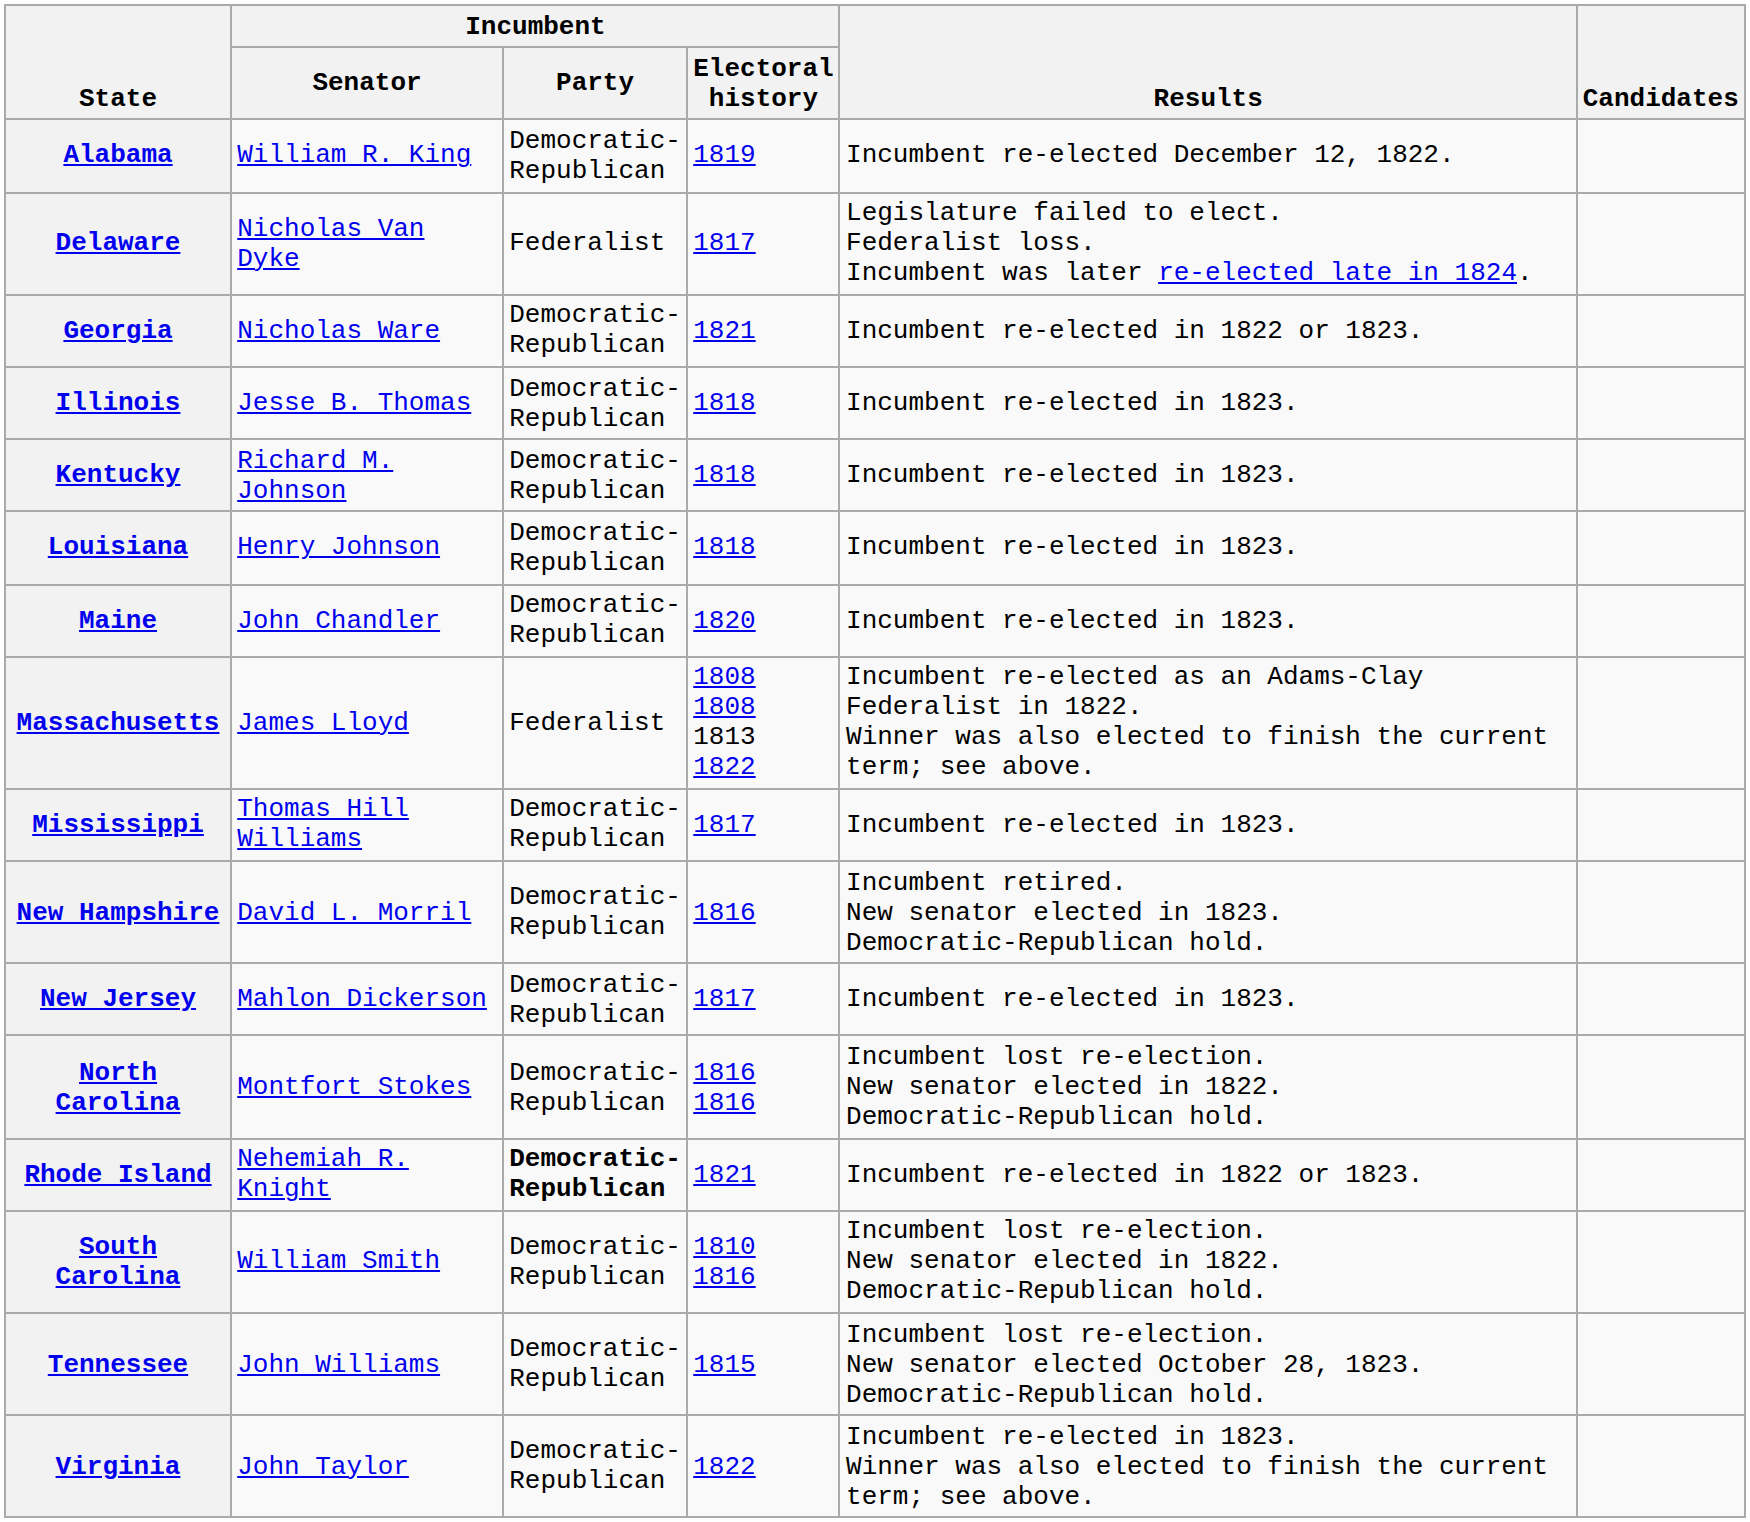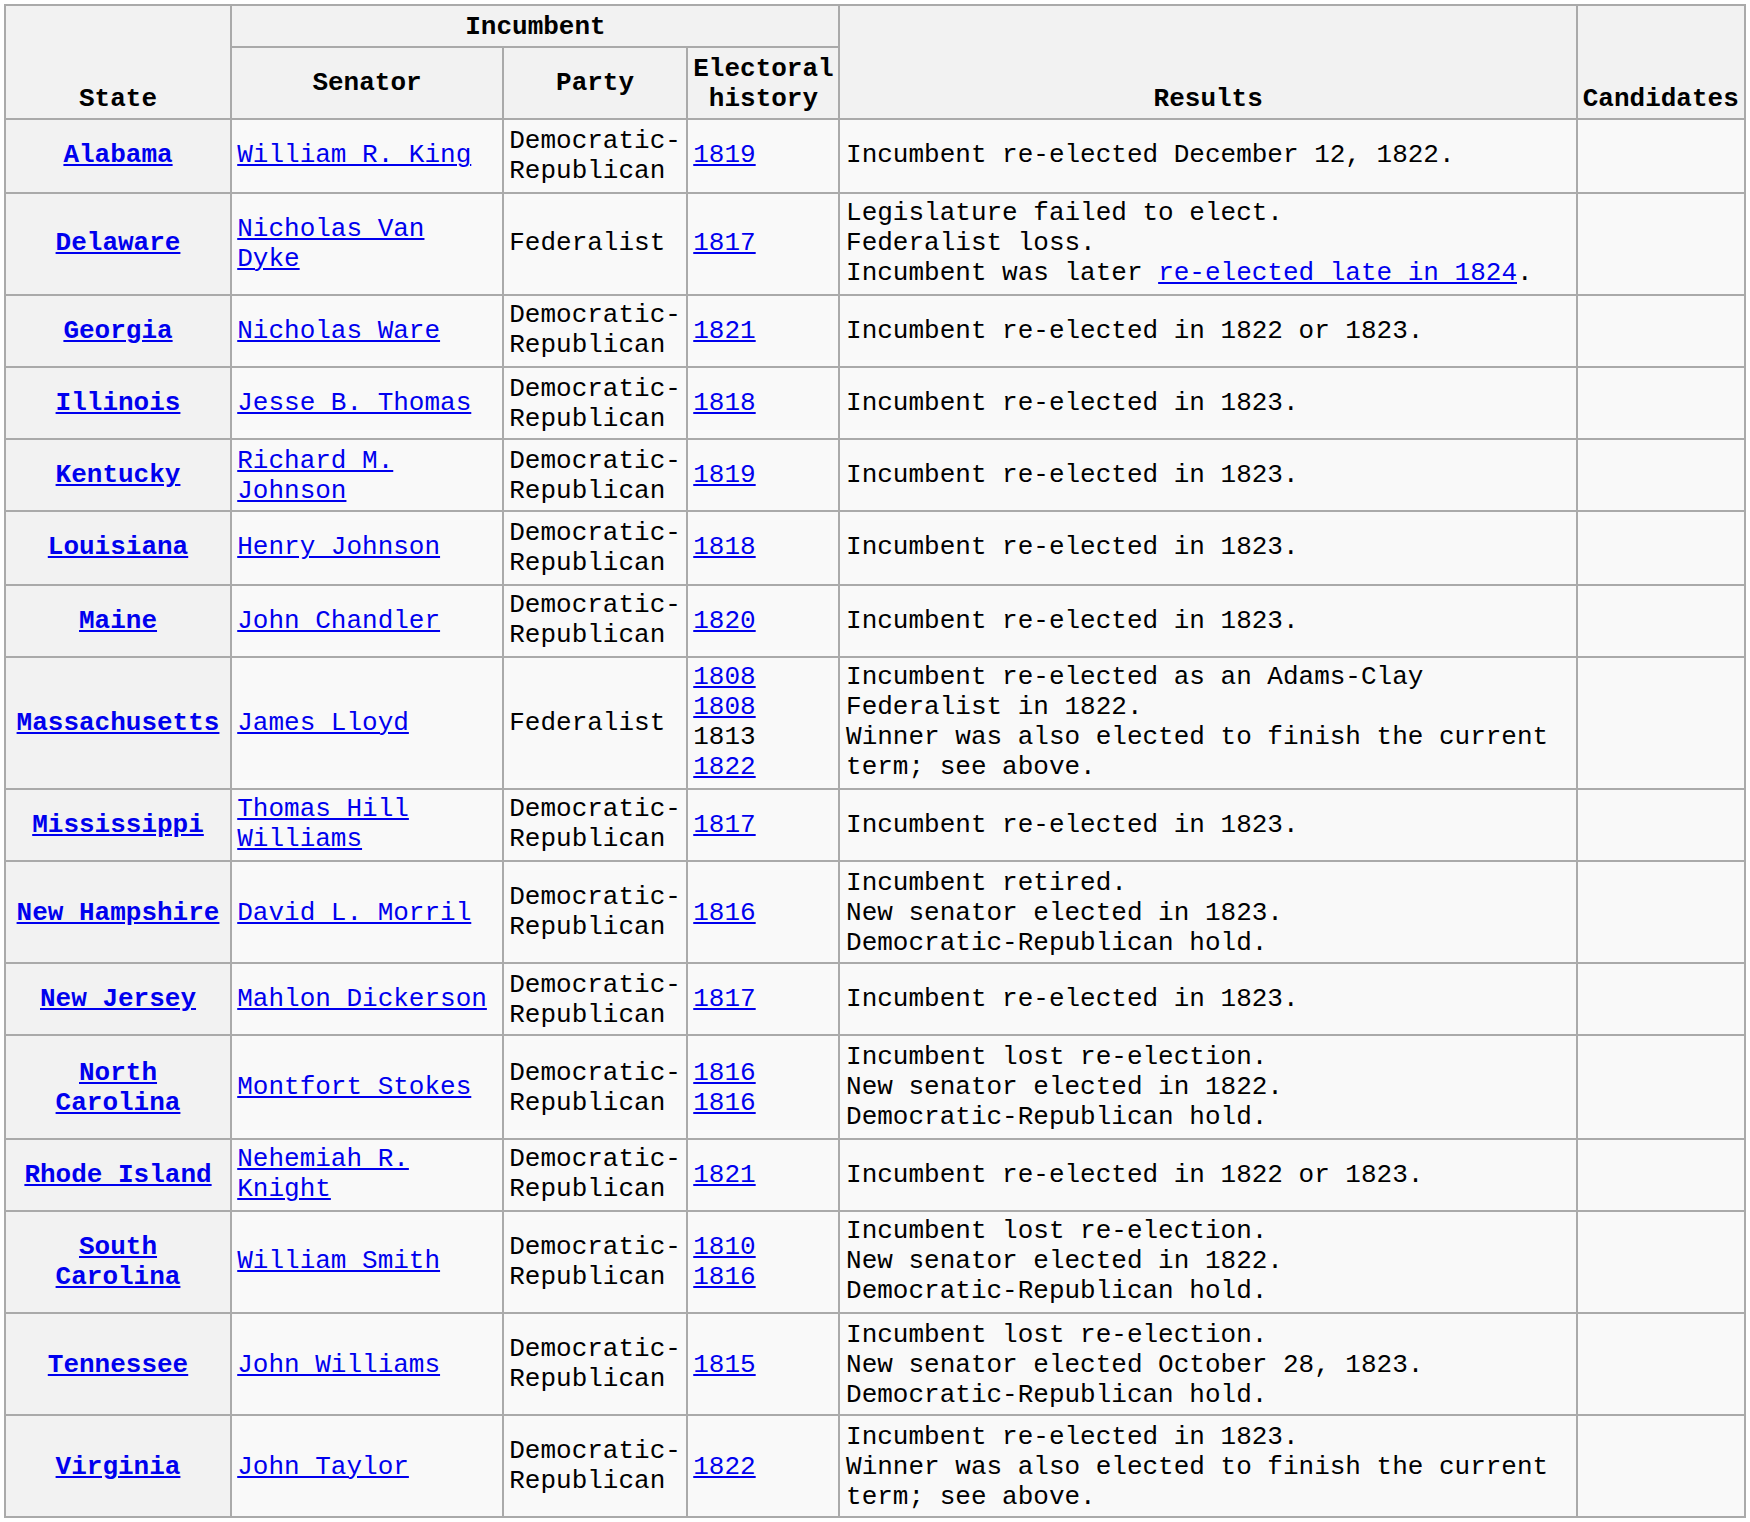(724, 475) 1818 -> (724, 475) 1819
(595, 1174) bold -> (595, 1174) normal
